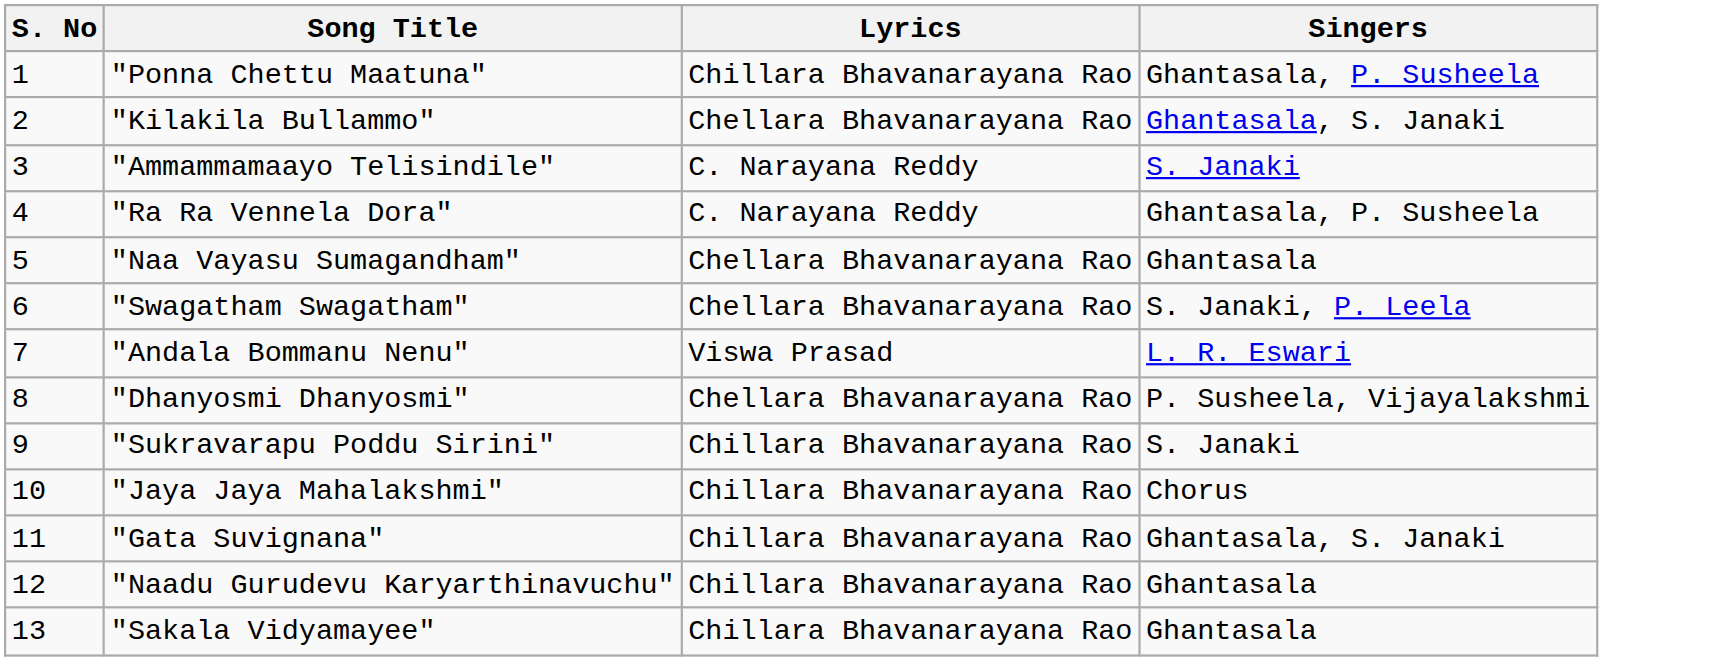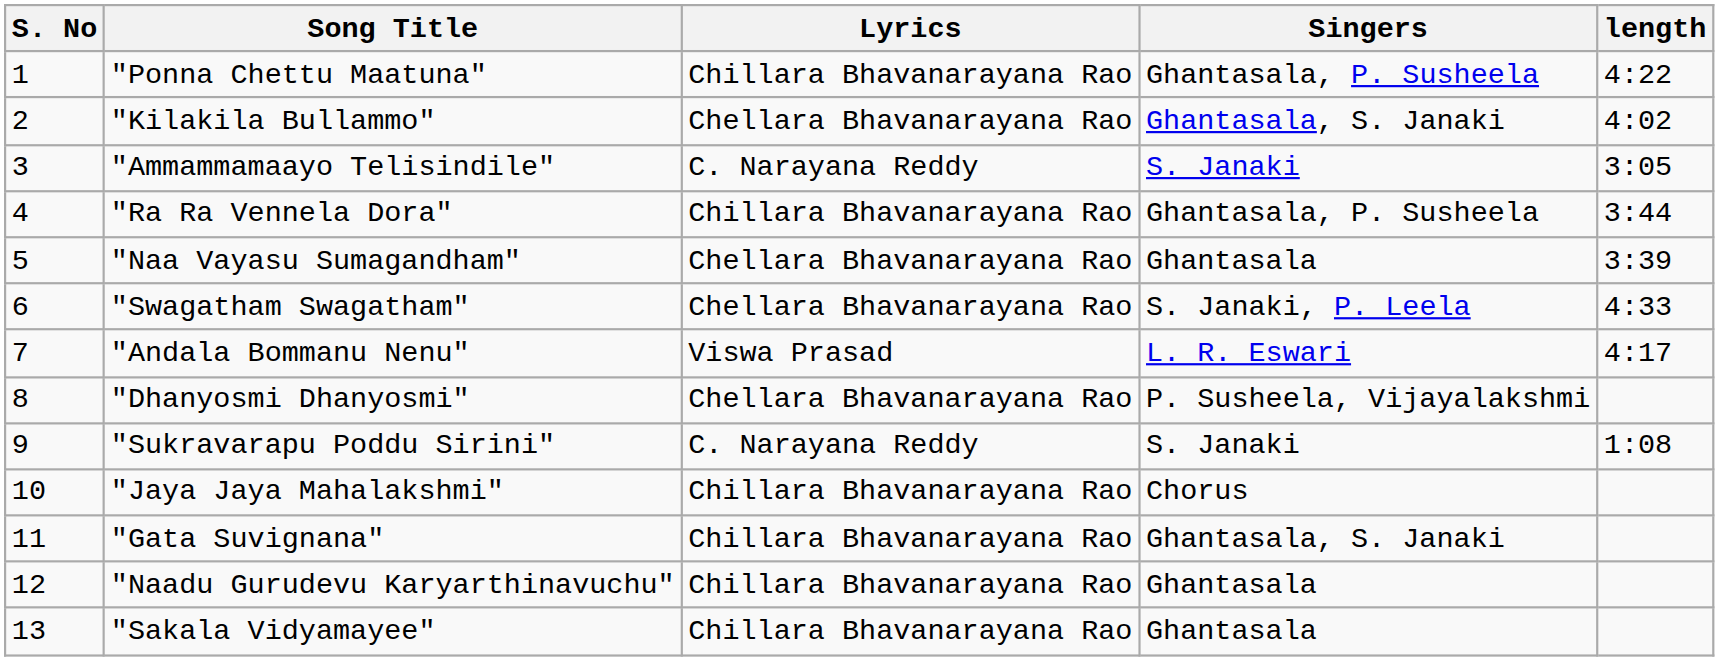+ column: (1655, 28)
(833, 214) C. Narayana Reddy -> (910, 214) Chillara Bhavanarayana Rao
(910, 446) Chillara Bhavanarayana Rao -> (833, 446) C. Narayana Reddy
